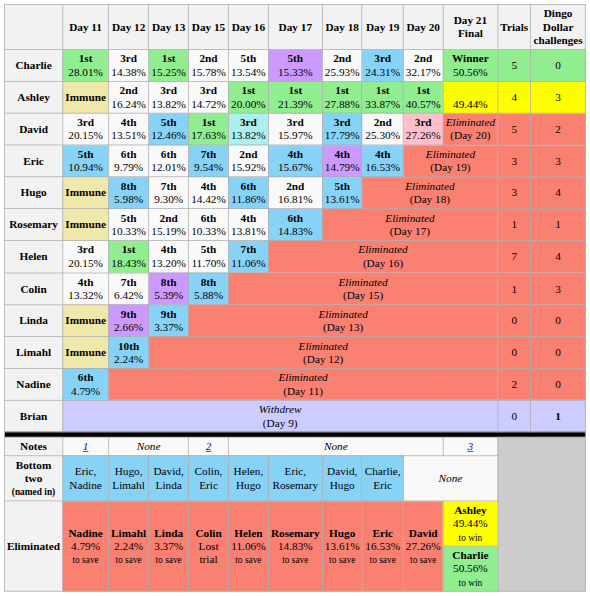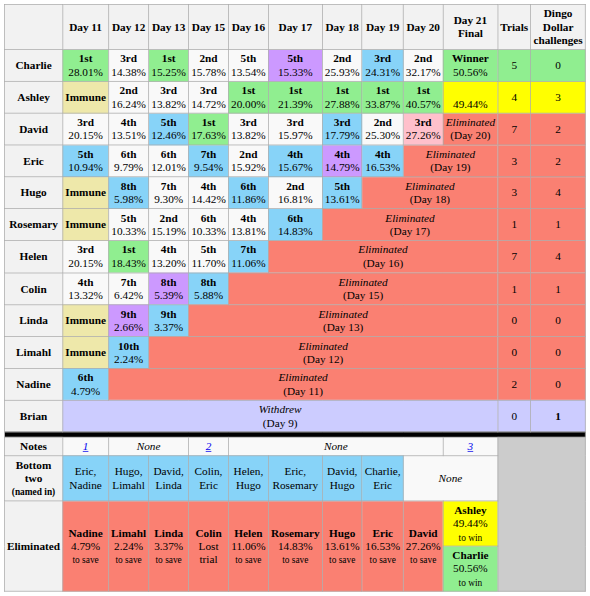(248, 129) paleturquoise background -> (248, 129) no background
(514, 129) 5 -> (514, 129) 7
(558, 161) 3 -> (558, 161) 2
(558, 288) 3 -> (558, 288) 1
